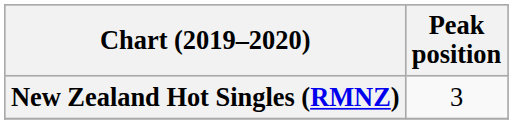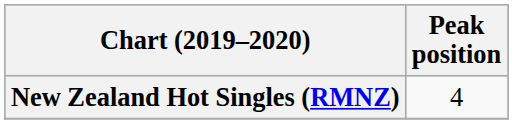(457, 97) 3 -> (457, 97) 4
